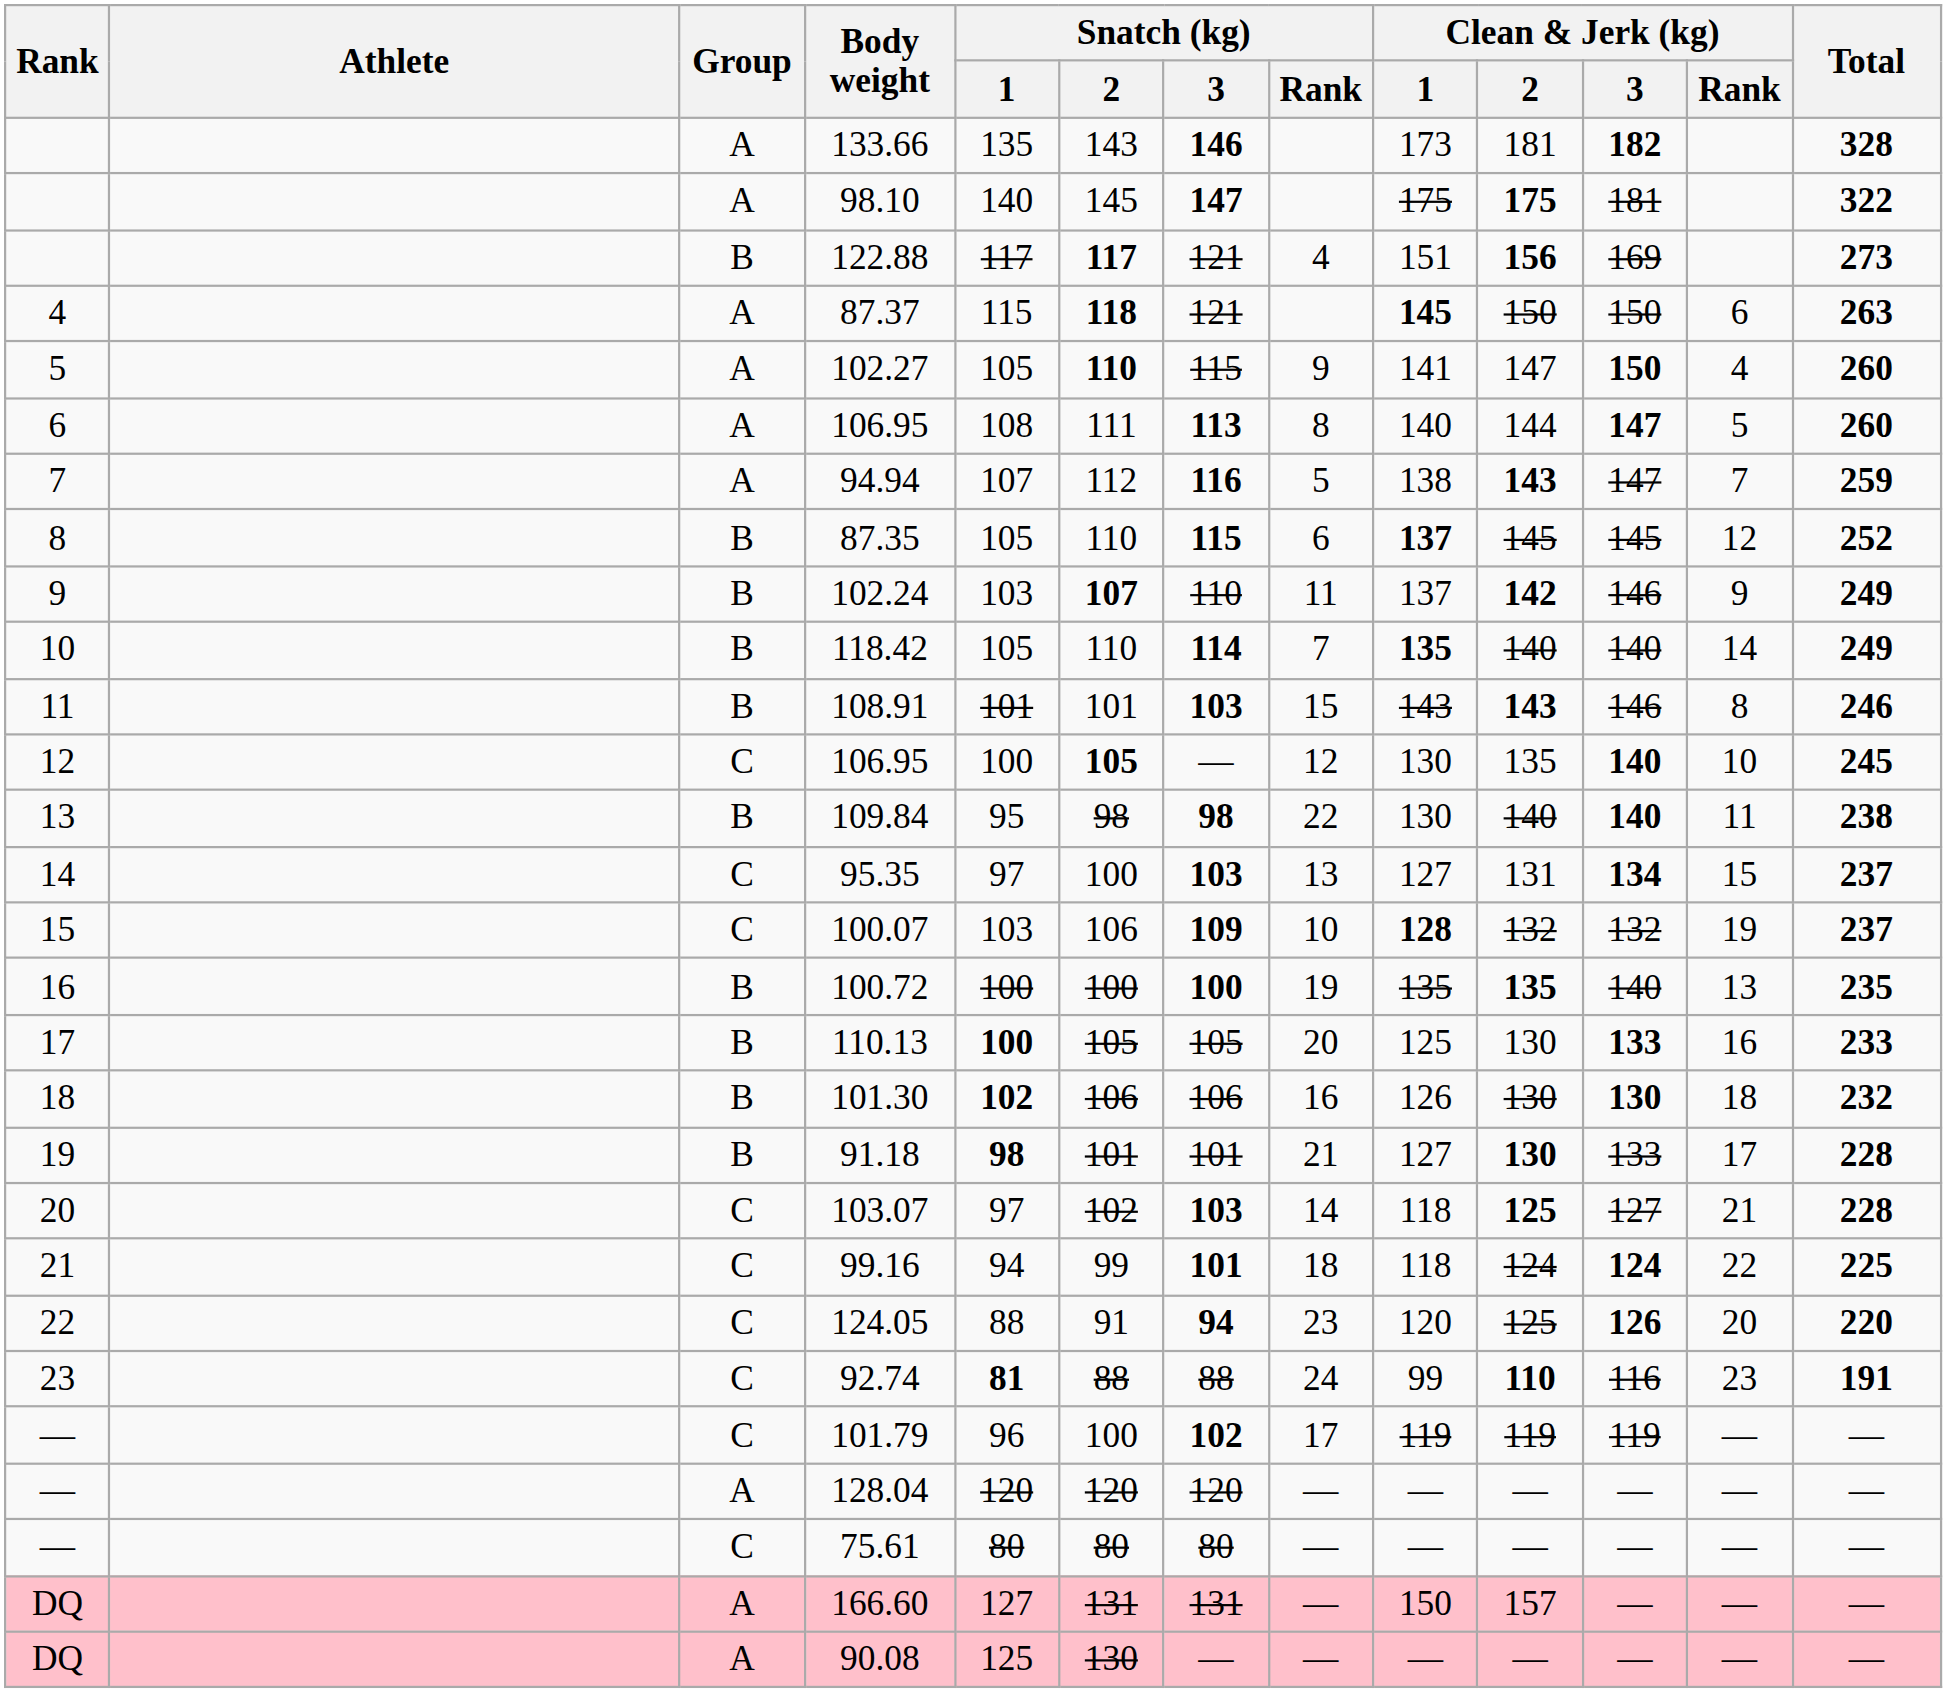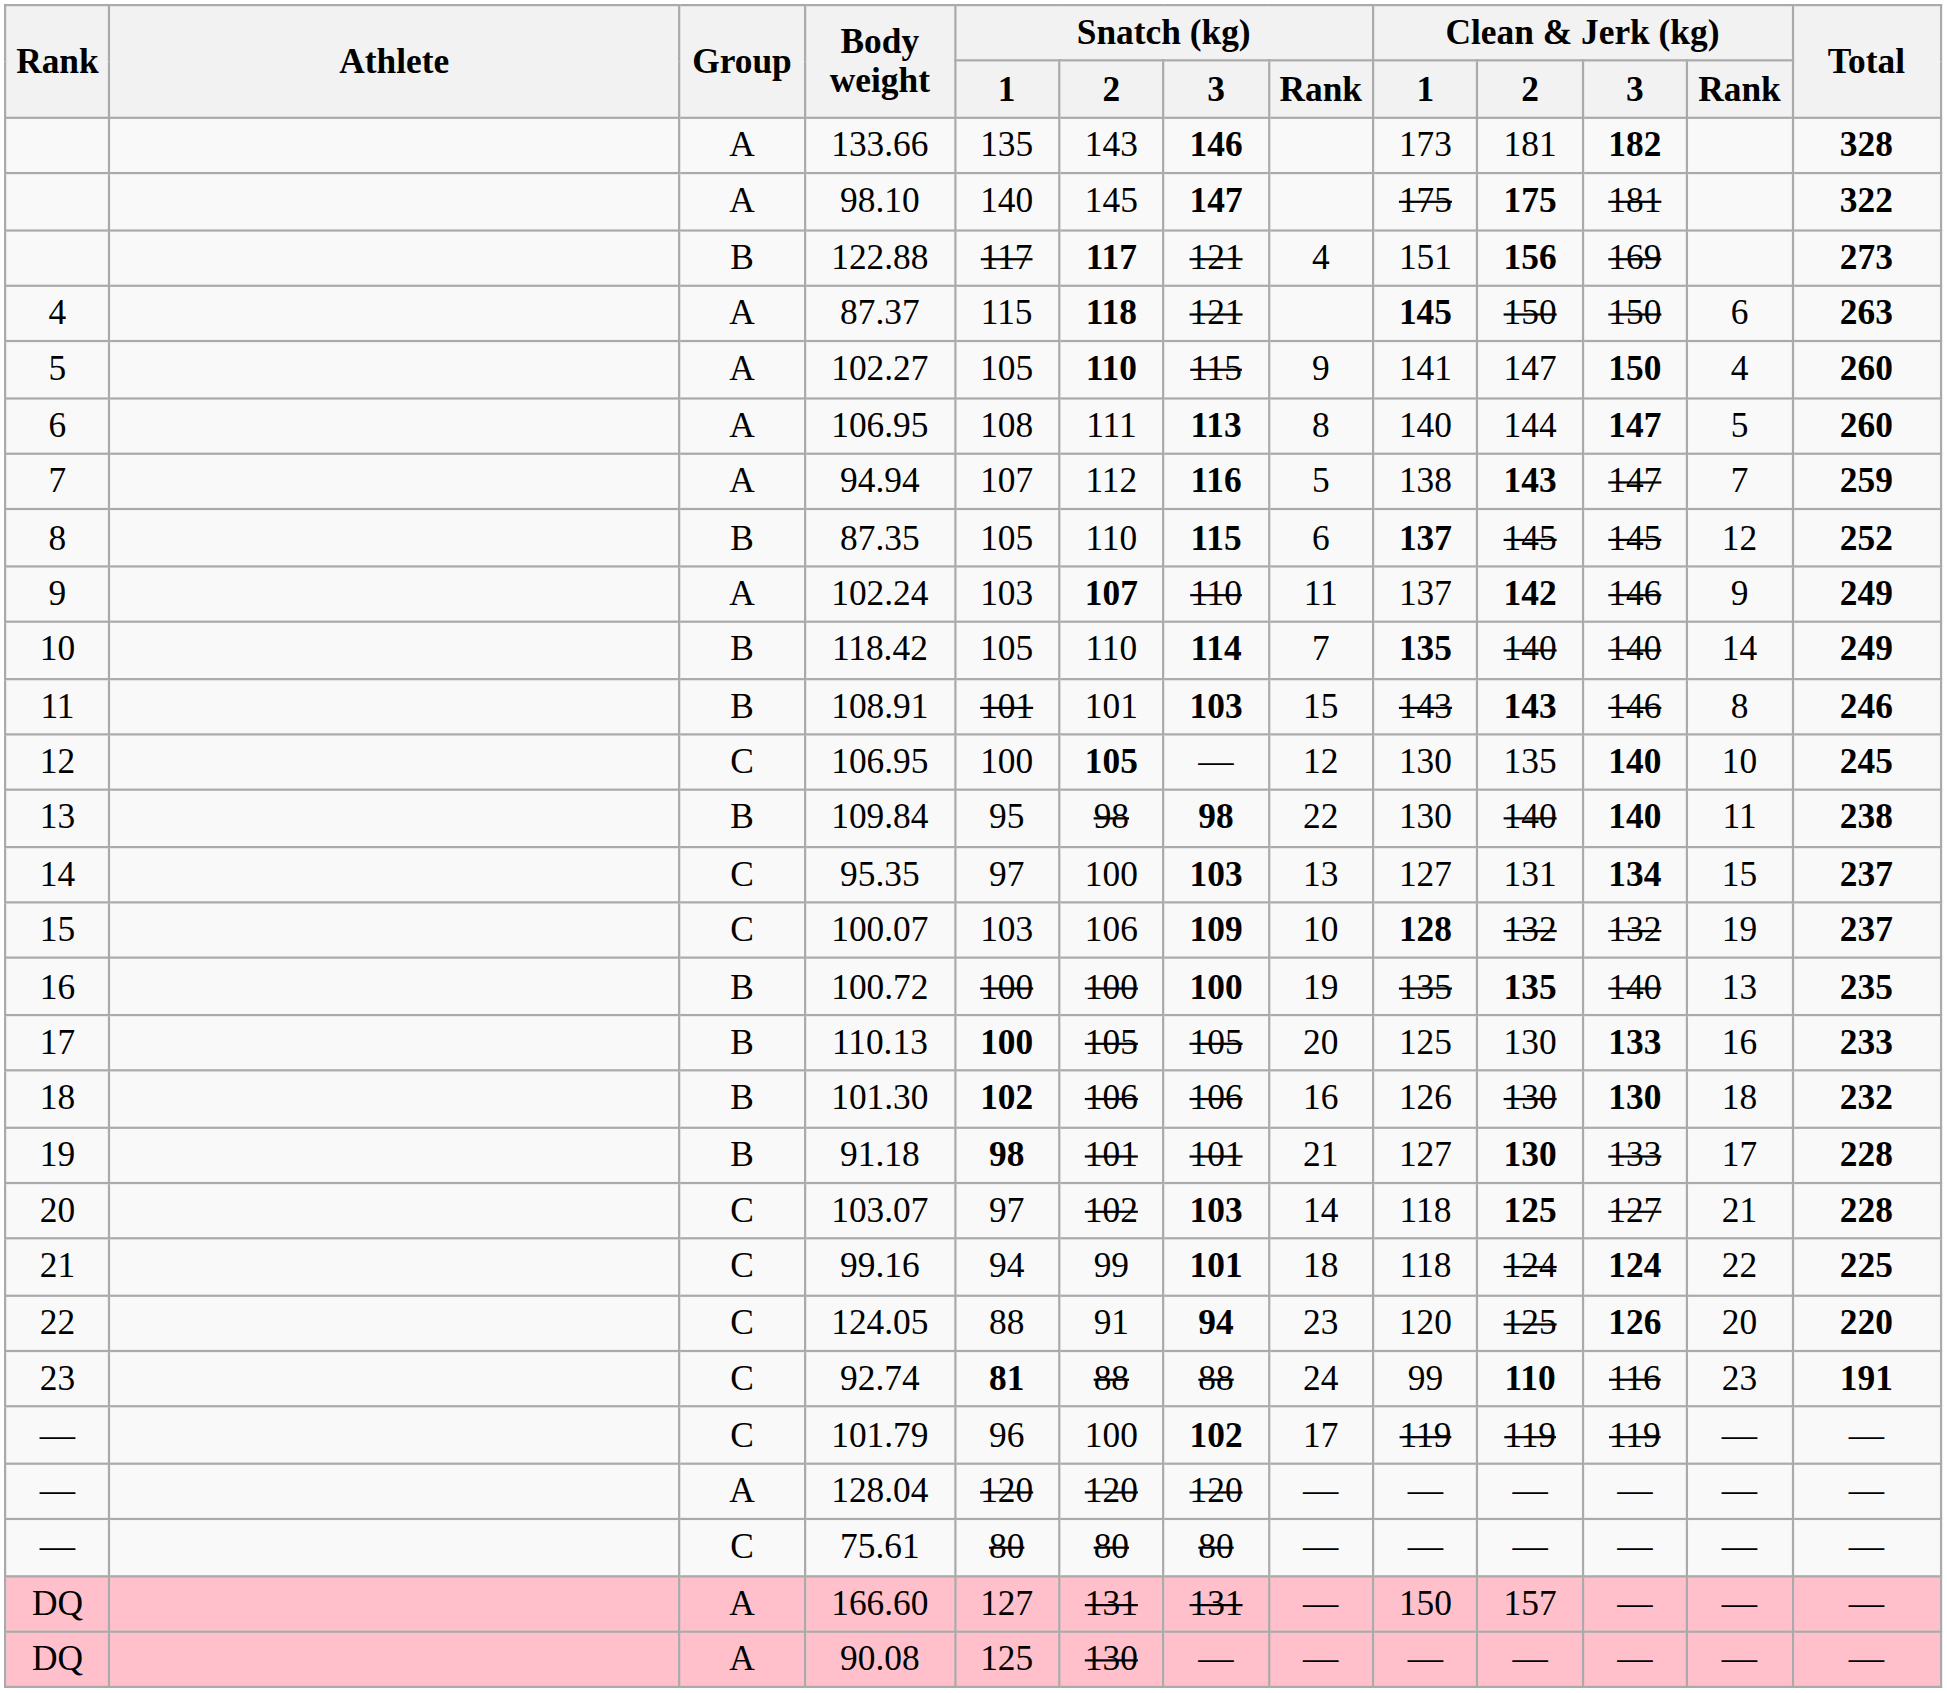(742, 593) B -> (742, 593) A
